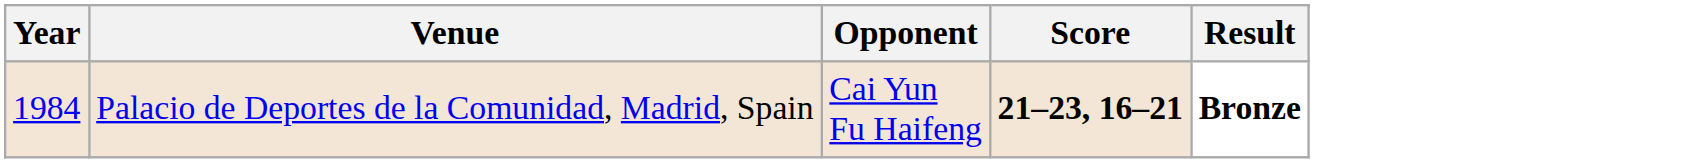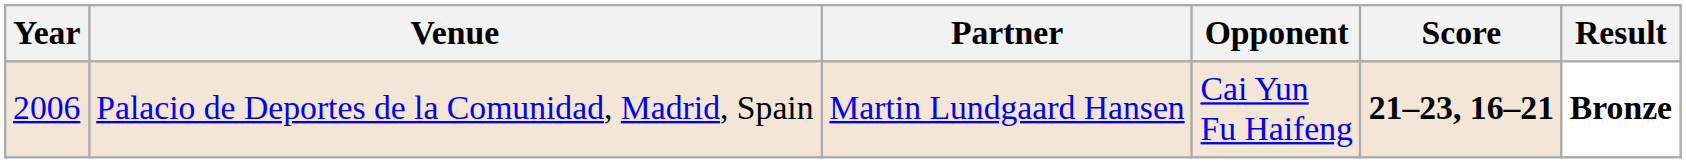+ column: (1007, 32)
(47, 108) 1984 -> (47, 108) 2006
